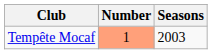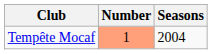(171, 37) 2003 -> (171, 37) 2004
